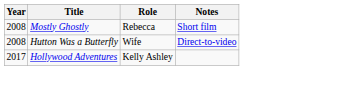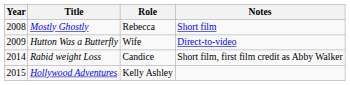(16, 42) 2008 -> (16, 42) 2009
+ row: (66, 57)
(16, 57) 2017 -> (16, 73) 2015
